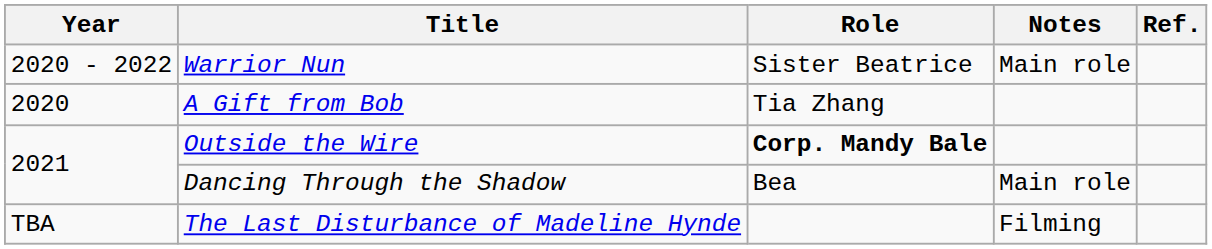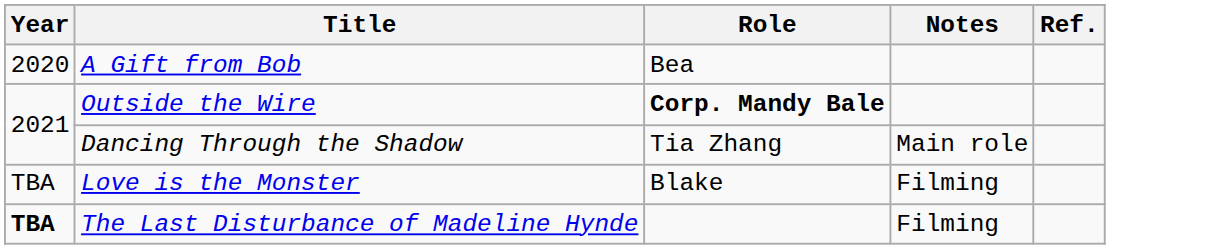- row: (264, 65)
(819, 105) Tia Zhang -> (672, 65) Bea
(775, 184) Bea -> (716, 144) Tia Zhang
+ row: (220, 184)
(33, 224) normal -> (33, 224) bold
